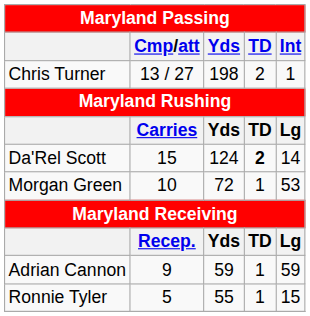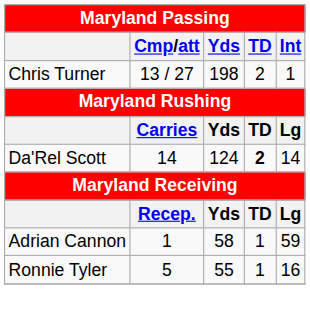(167, 158) 15 -> (167, 158) 14
- row: (65, 185)
(167, 269) 9 -> (167, 241) 1
(224, 269) 59 -> (224, 241) 58
(291, 297) 15 -> (291, 269) 16
